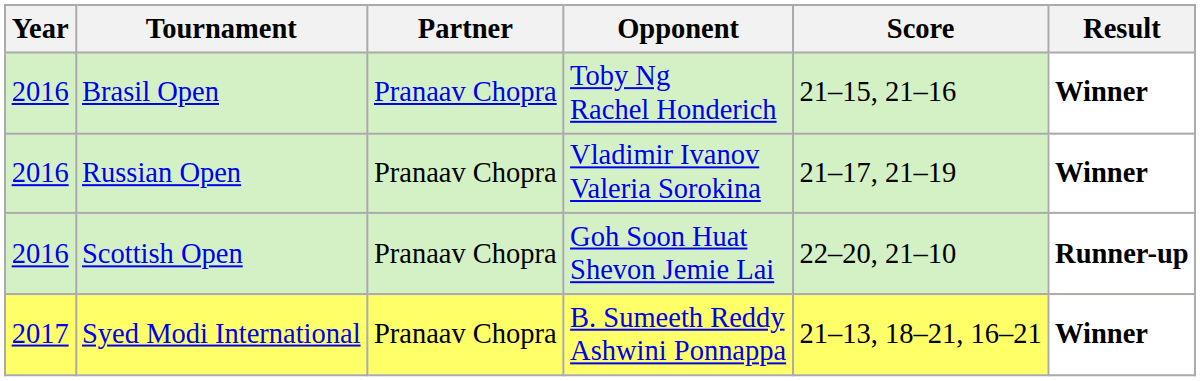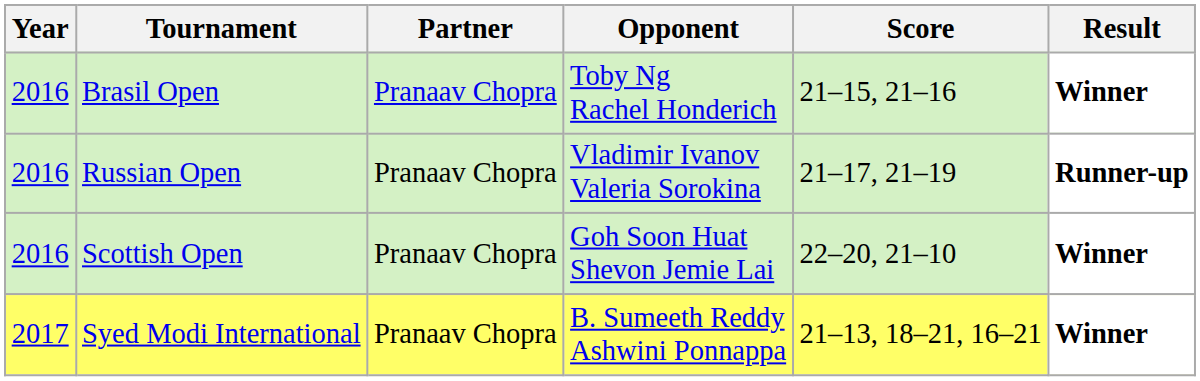(1102, 172) Winner -> (1122, 172) Runner-up
(1122, 253) Runner-up -> (1102, 253) Winner
